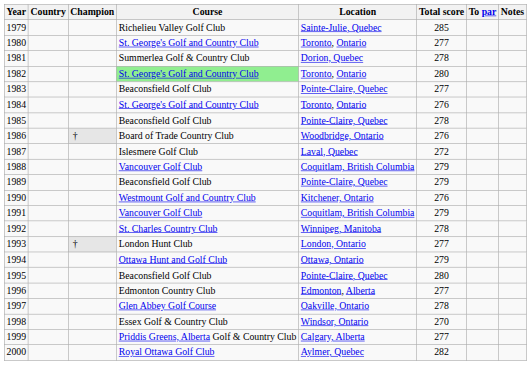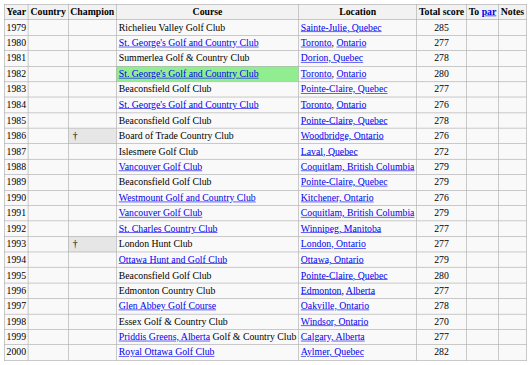(442, 228) 278 -> (442, 228) 277
